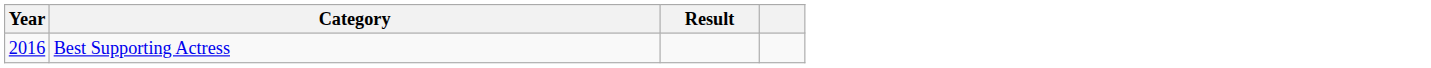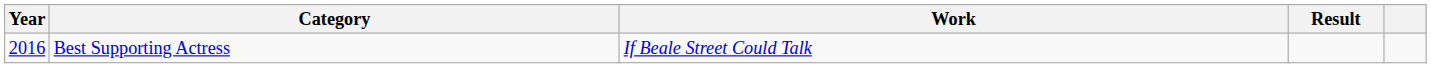+ column: (954, 18)
